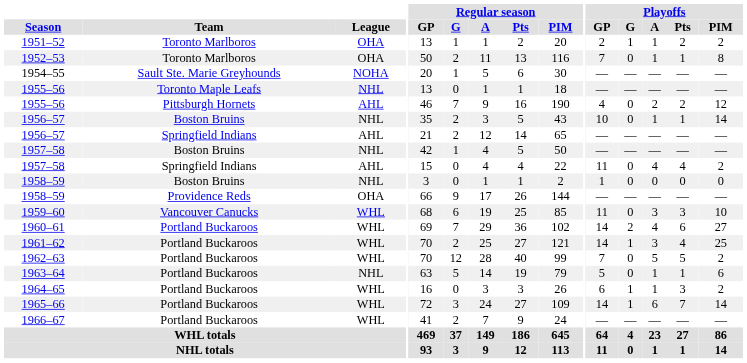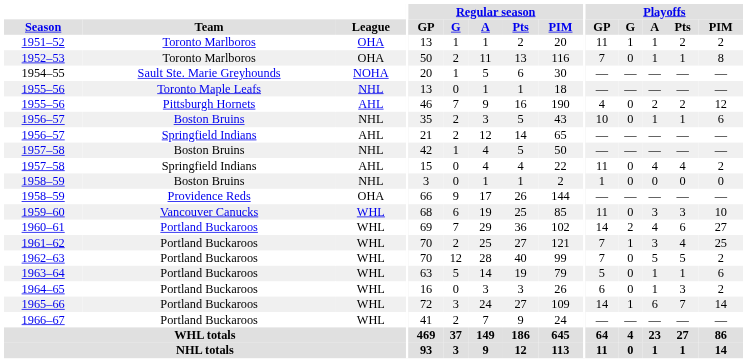(602, 42) 2 -> (602, 42) 11
(721, 119) 14 -> (721, 119) 6
(602, 242) 14 -> (602, 242) 7
(371, 273) NHL -> (371, 273) WHL
(630, 289) 1 -> (630, 289) 0
